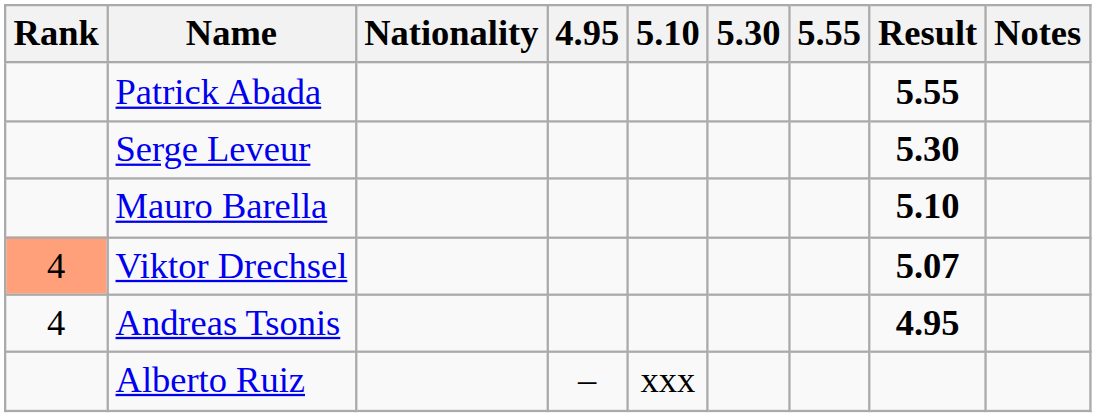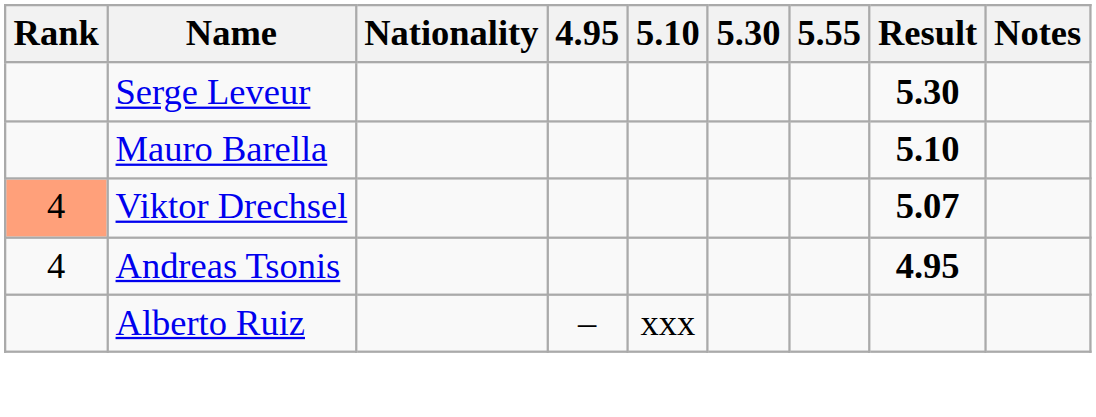- row: (218, 91)
